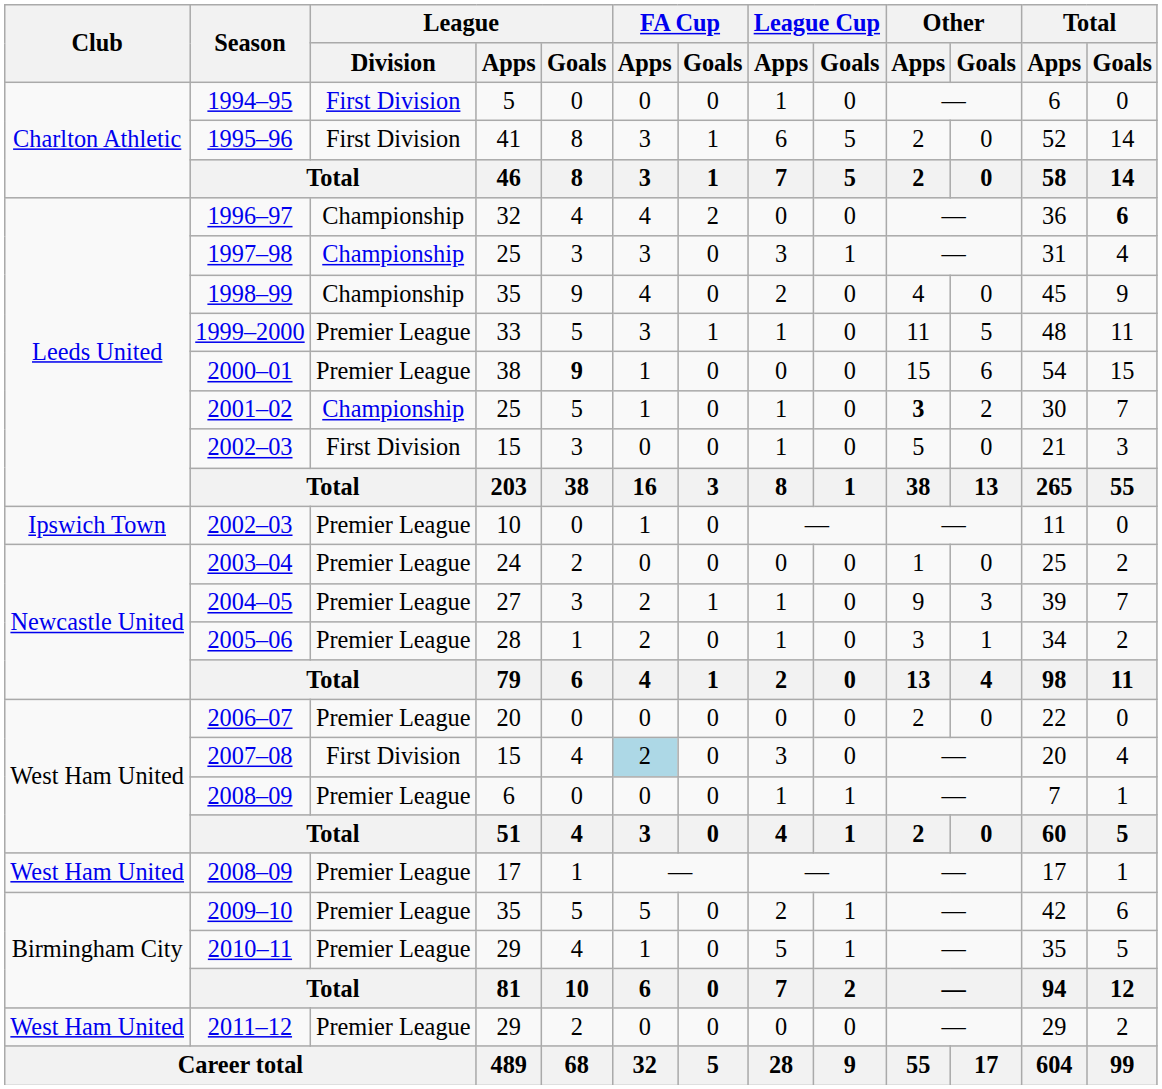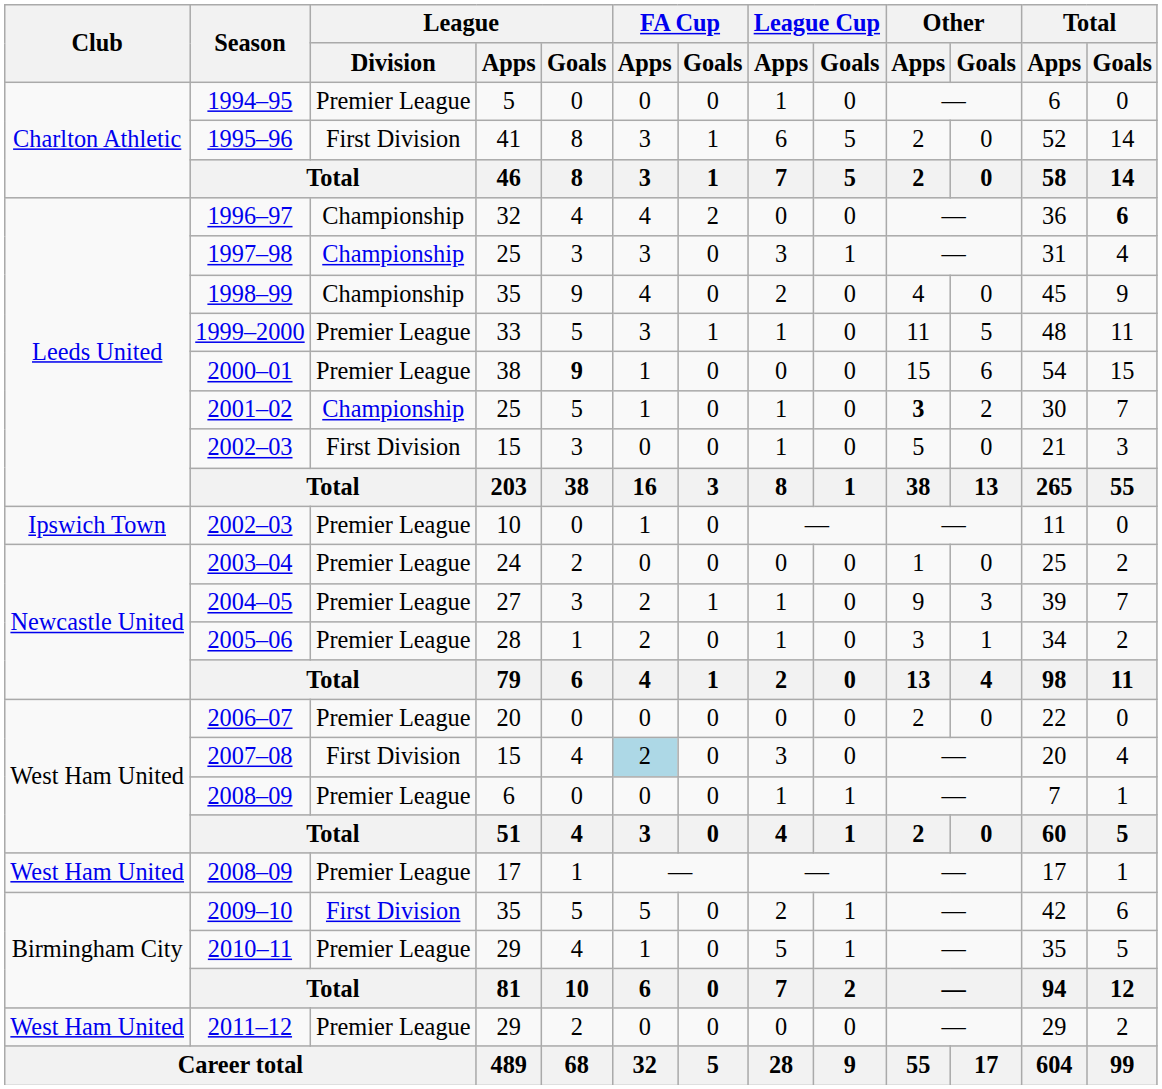(393, 100) First Division -> (393, 100) Premier League
(393, 910) Premier League -> (393, 910) First Division
